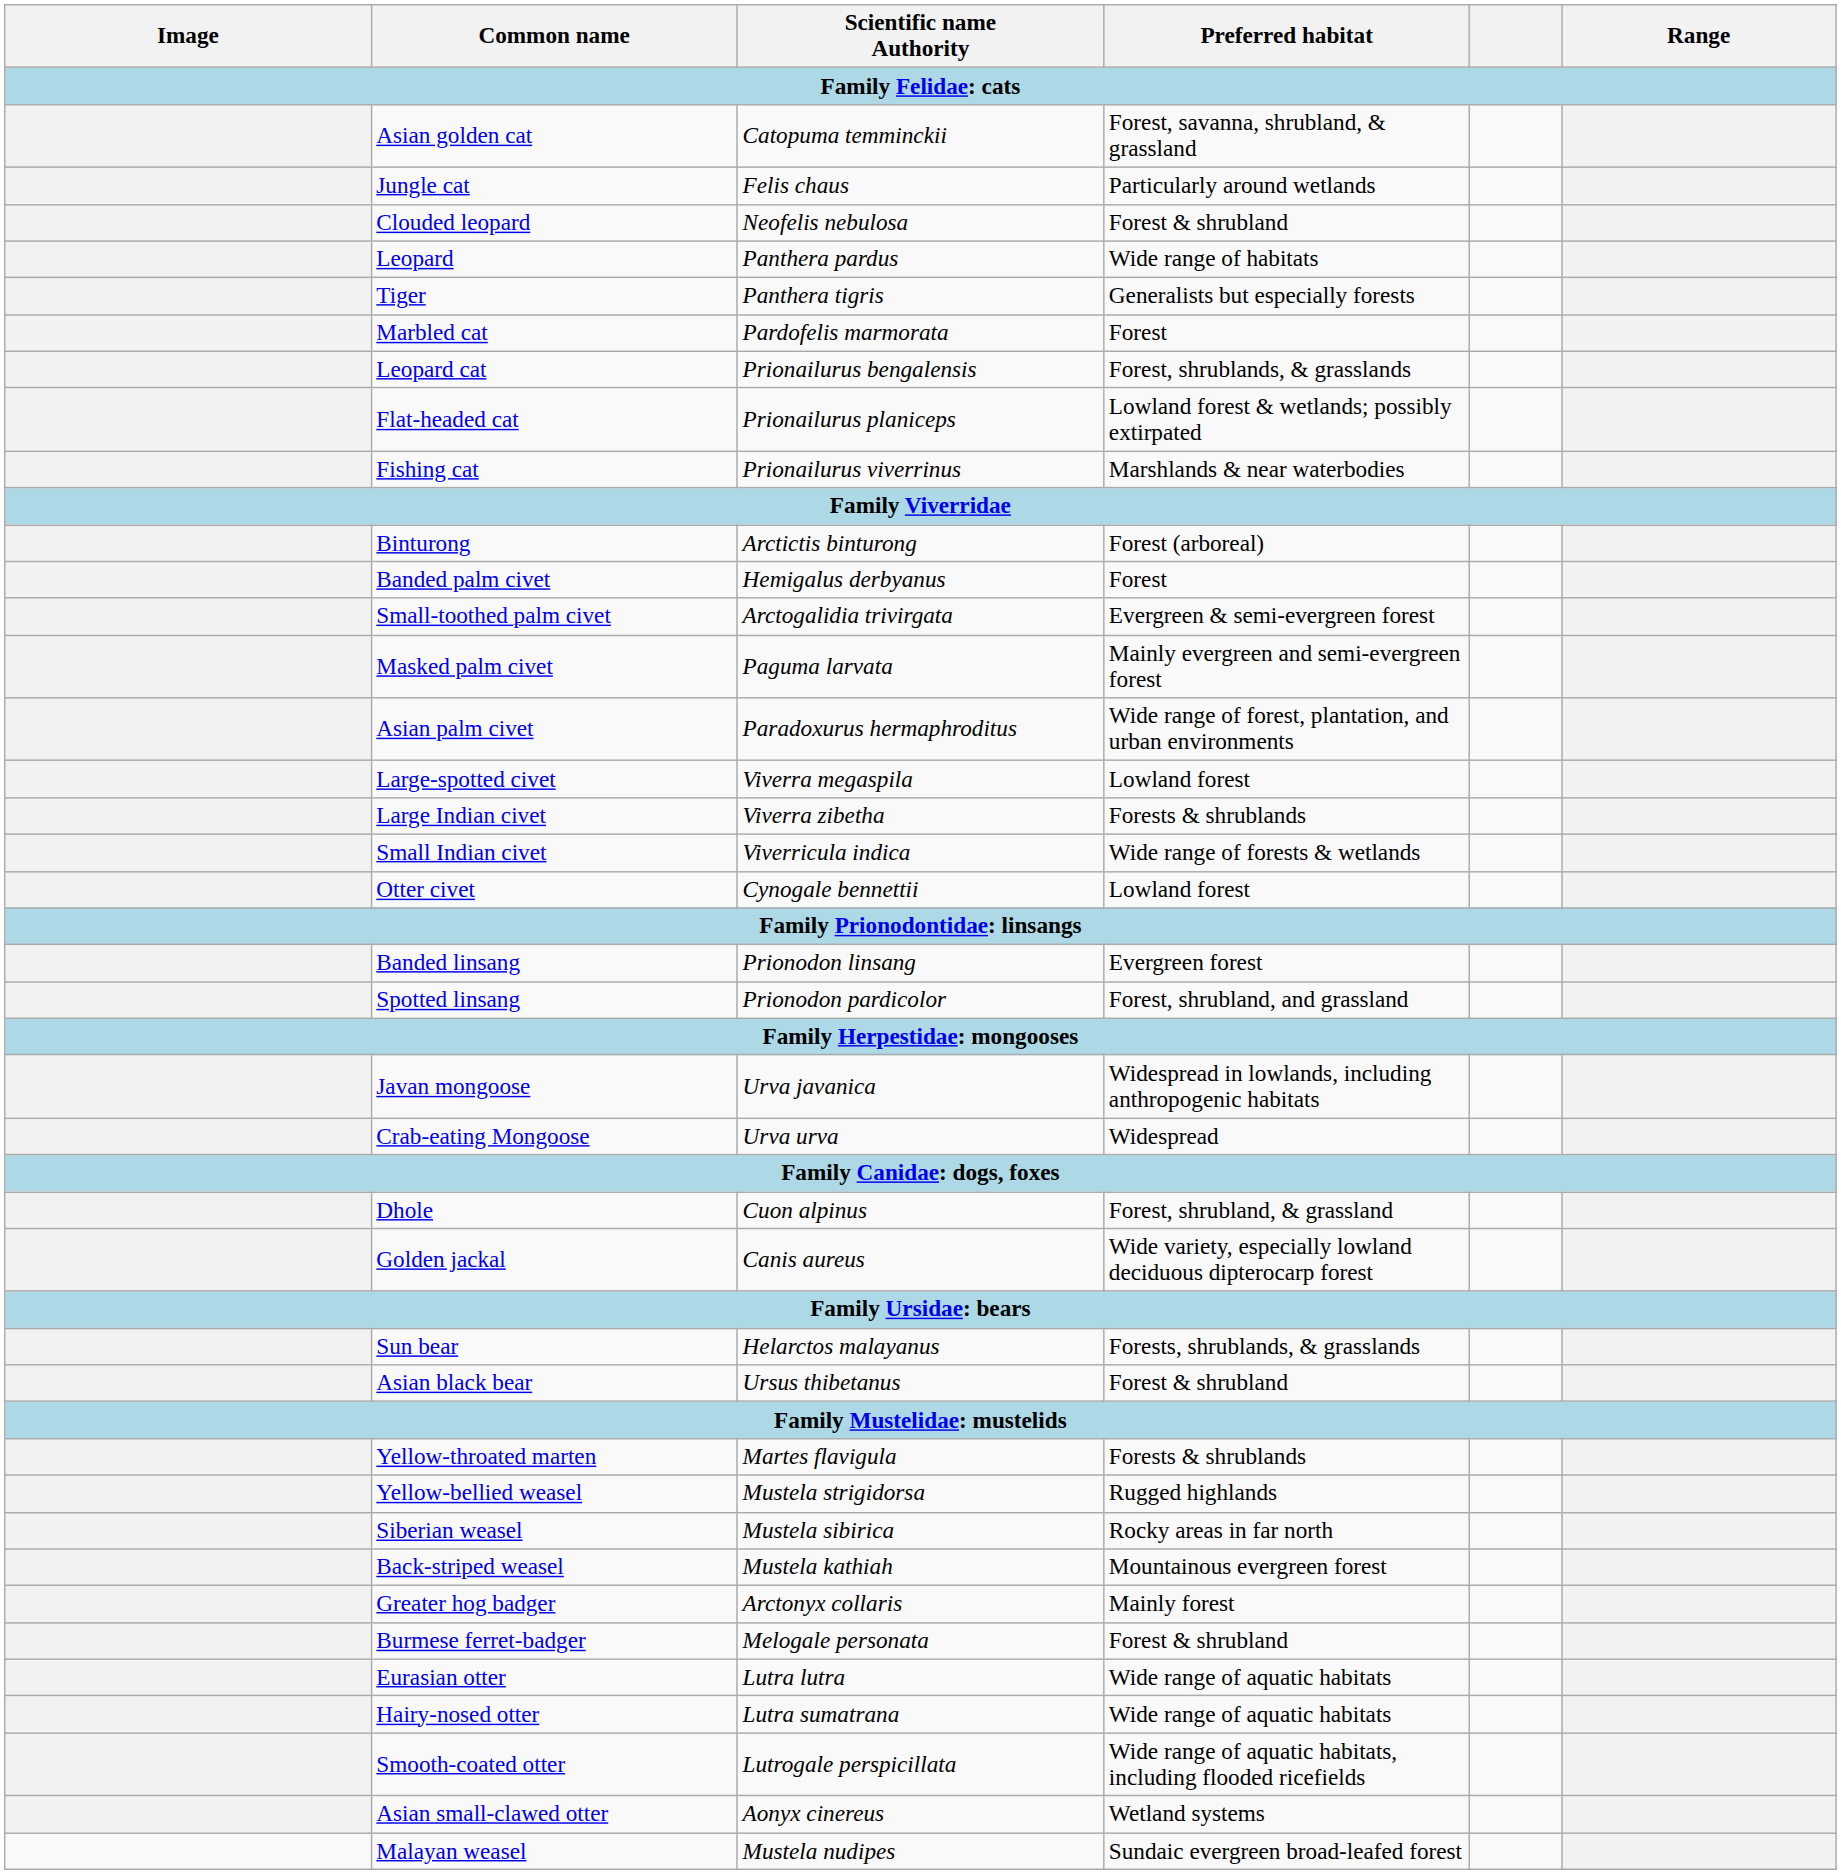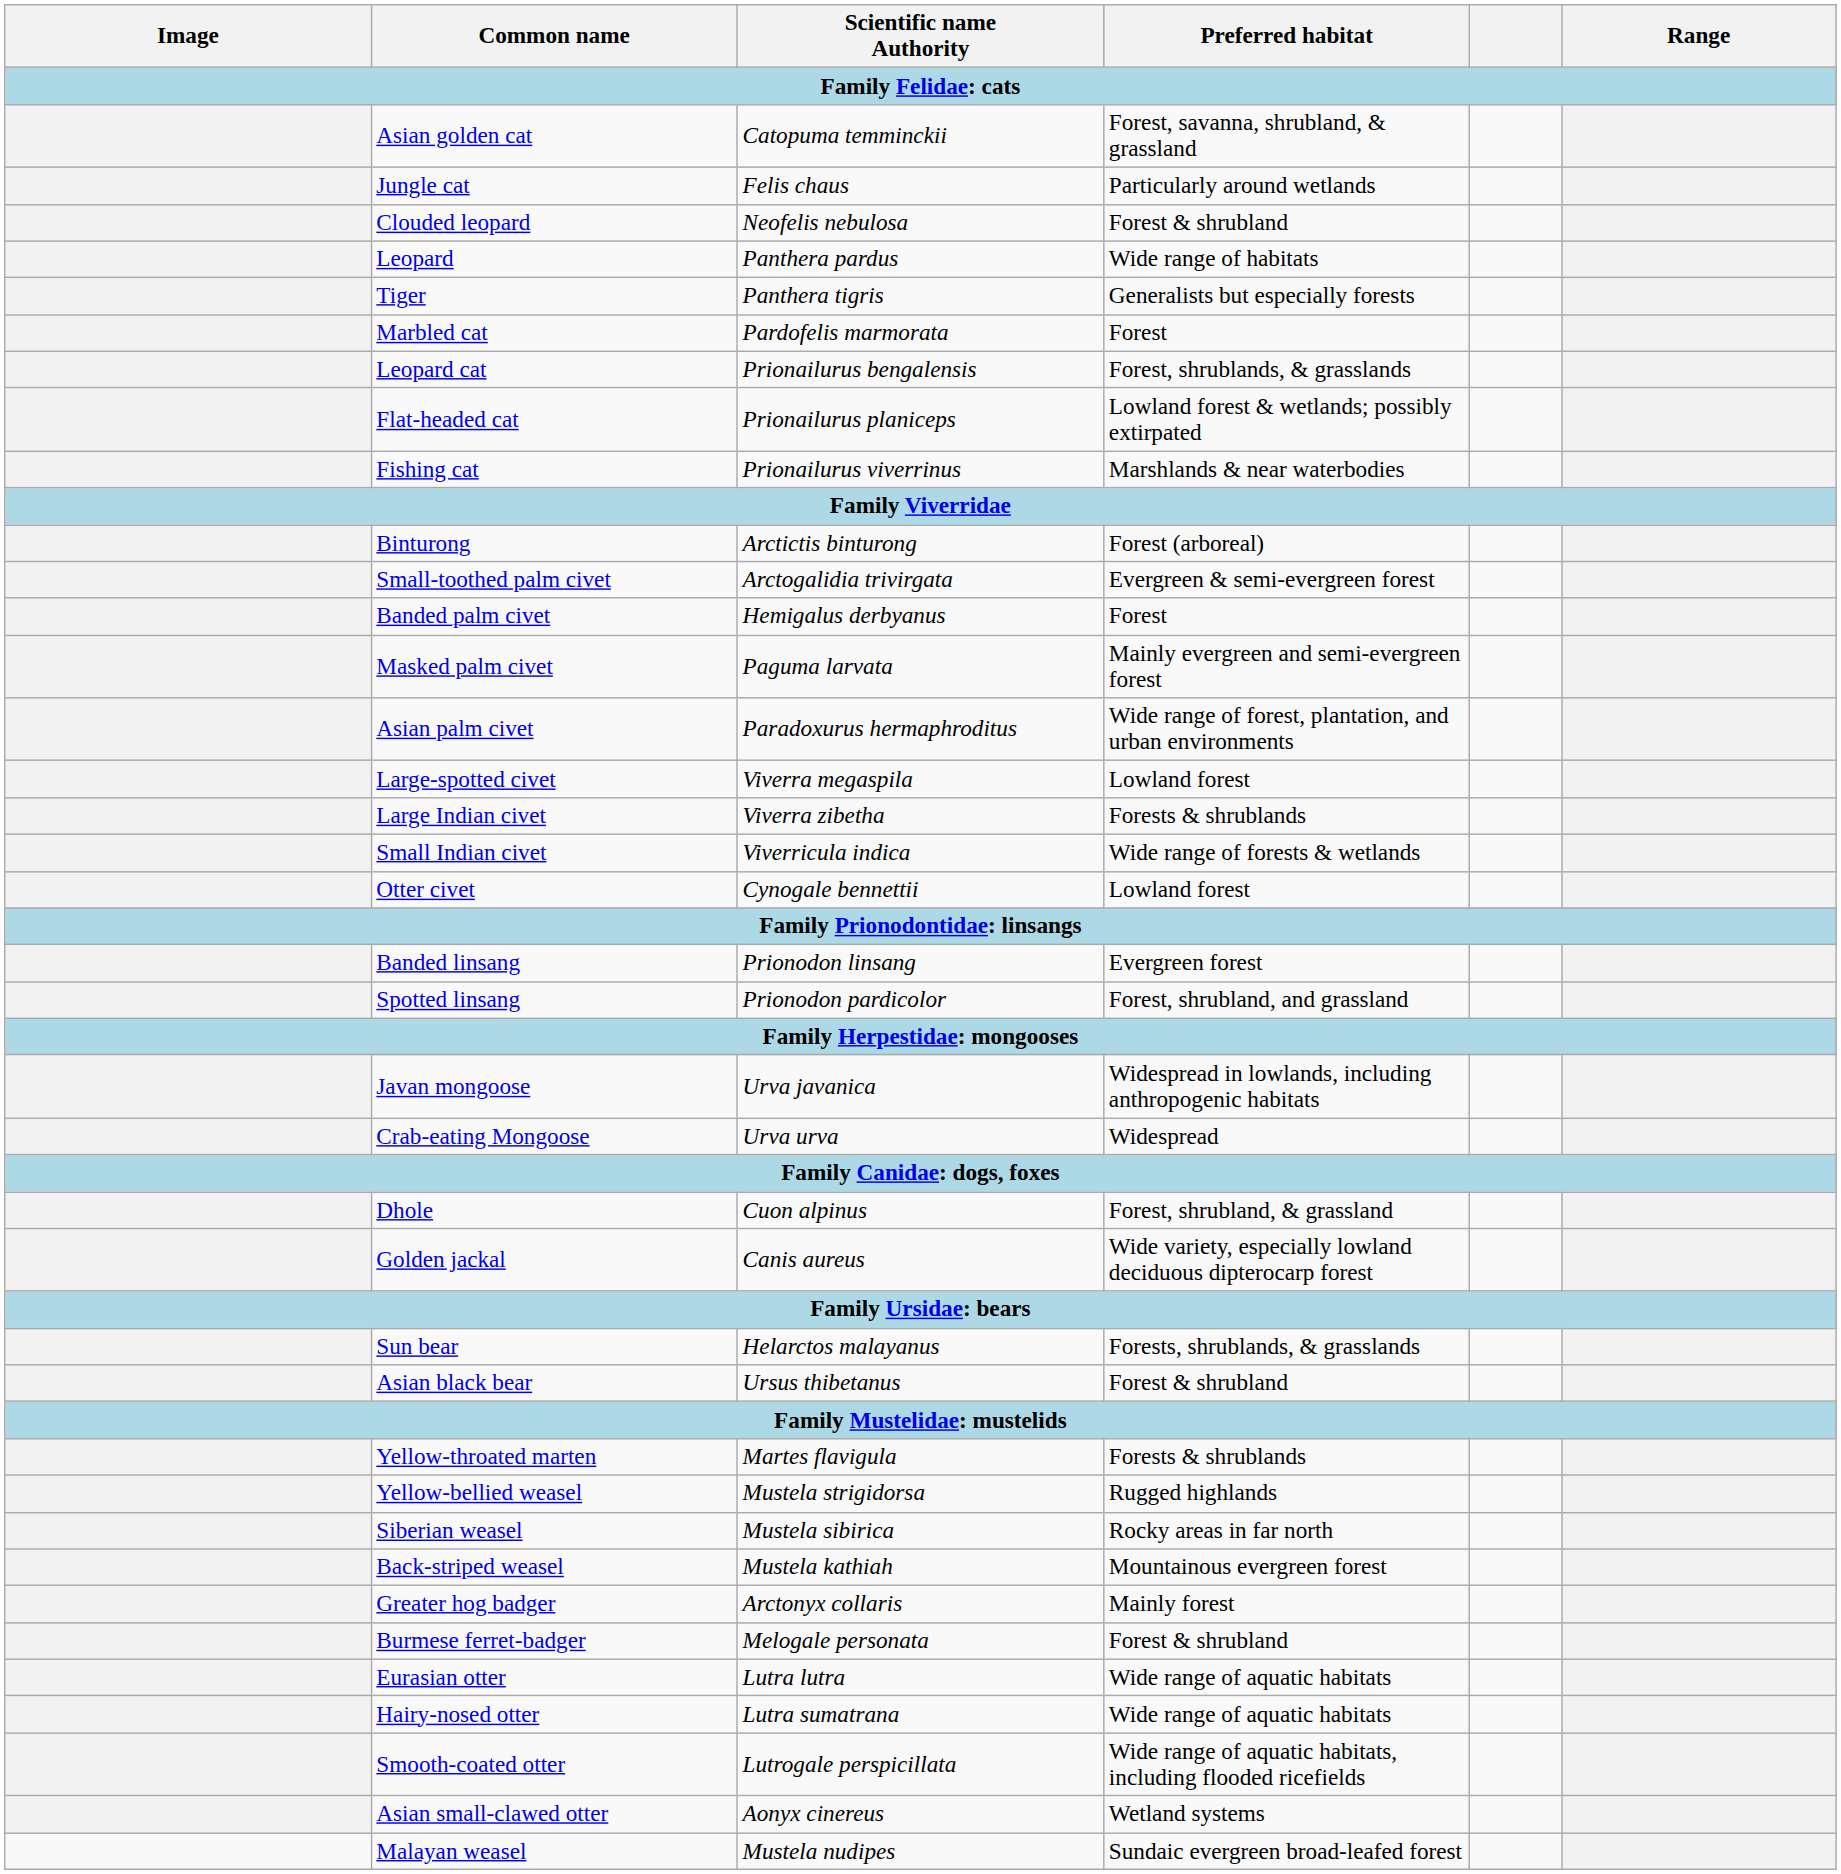rows swapped: (494, 616) <-> (463, 579)
